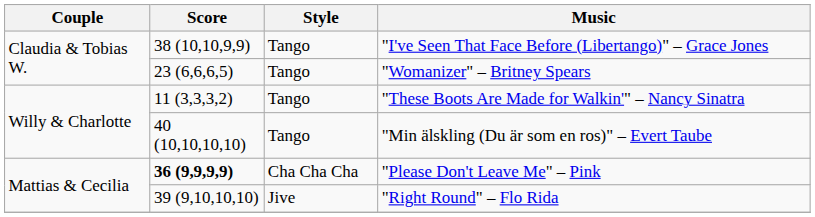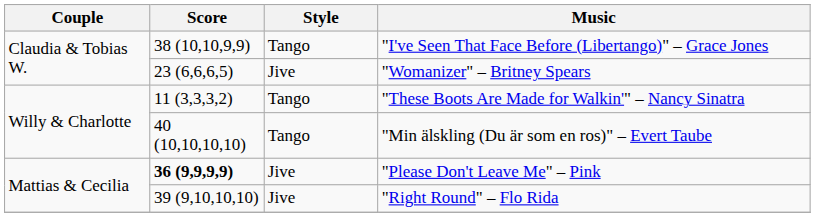(289, 71) Tango -> (282, 71) Jive
(313, 171) Cha Cha Cha -> (282, 171) Jive
